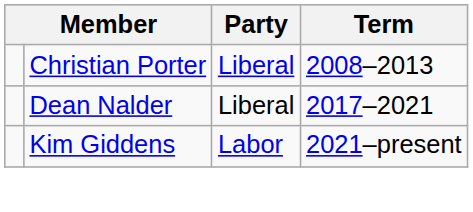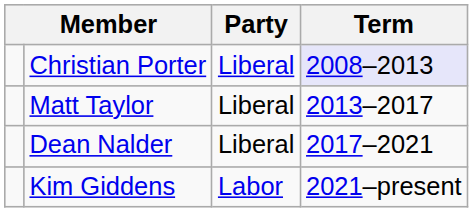(370, 65) no background -> (370, 65) lavender background
+ row: (91, 105)
